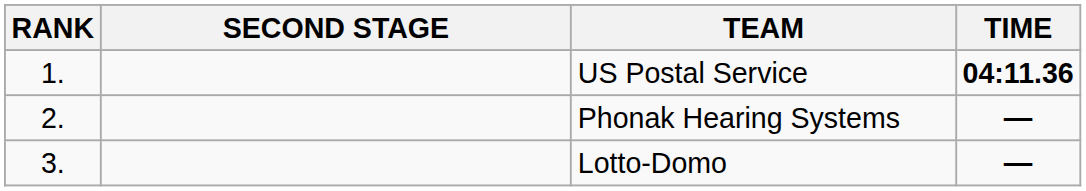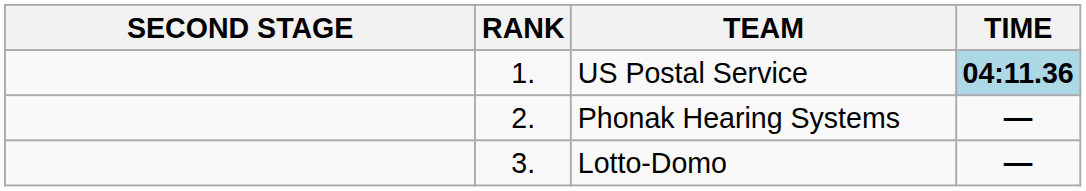columns swapped: (53, 28) <-> (336, 28)
(1018, 73) no background -> (1018, 73) lightblue background
